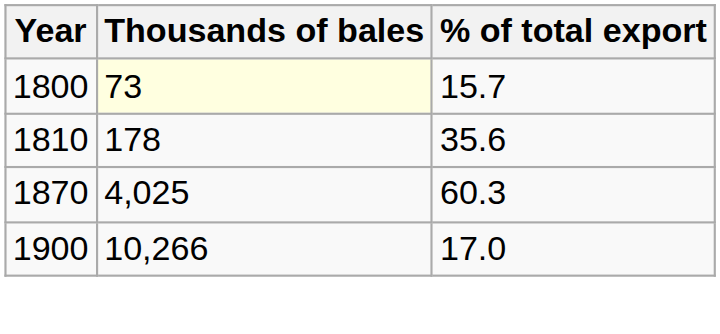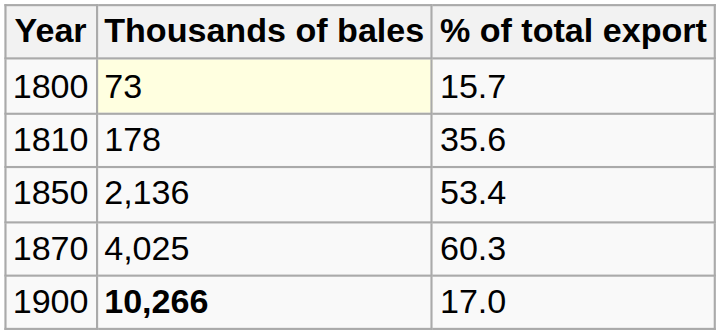+ row: (51, 193)
(156, 247) normal -> (156, 301) bold
